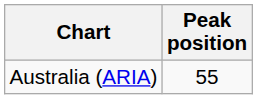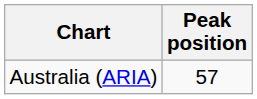(207, 76) 55 -> (207, 76) 57
